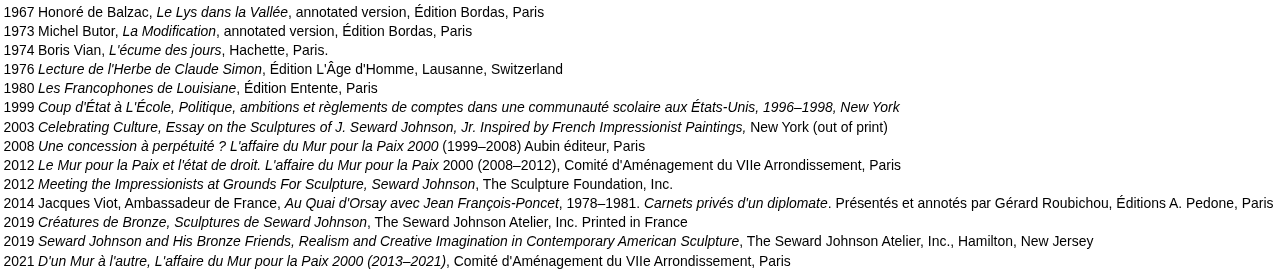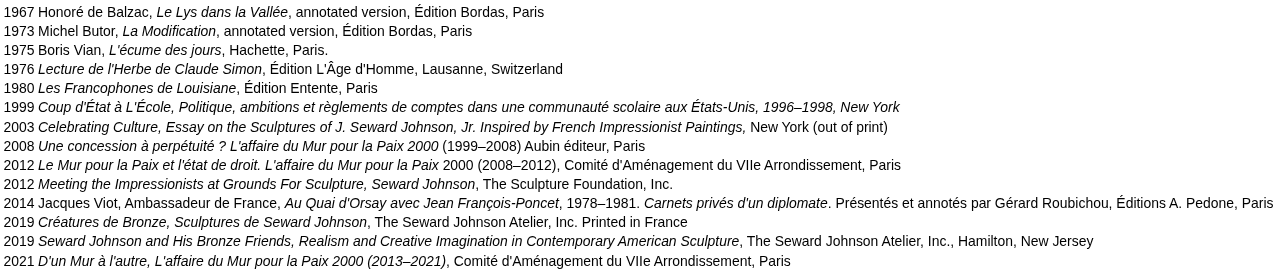(19, 50) 1974 -> (19, 50) 1975
